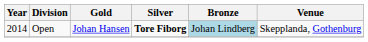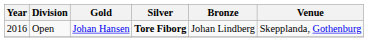(17, 28) 2014 -> (17, 28) 2016
(223, 28) lightblue background -> (223, 28) no background
